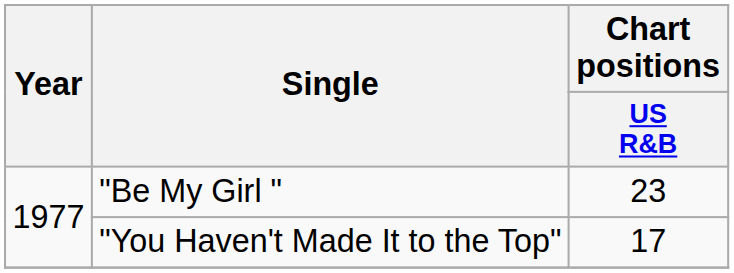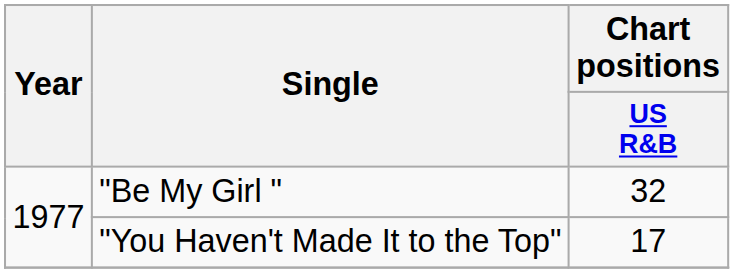(648, 191) 23 -> (648, 191) 32
